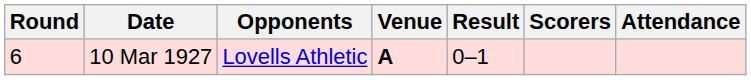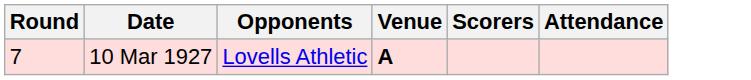- column: (486, 21)
(16, 56) 6 -> (16, 56) 7
